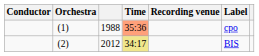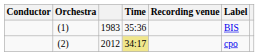(110, 28) 1988 -> (110, 28) 1983
(135, 28) lightsalmon background -> (135, 28) no background
(231, 28) cpo -> (231, 28) BIS
(231, 44) BIS -> (231, 44) cpo
